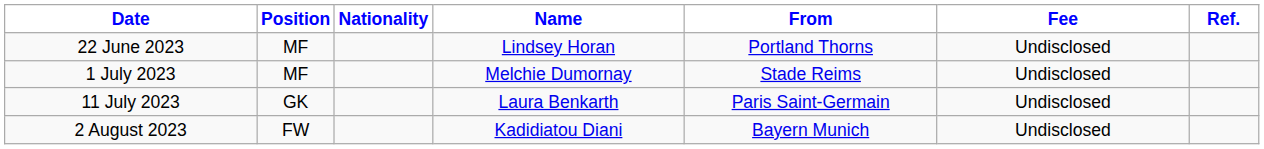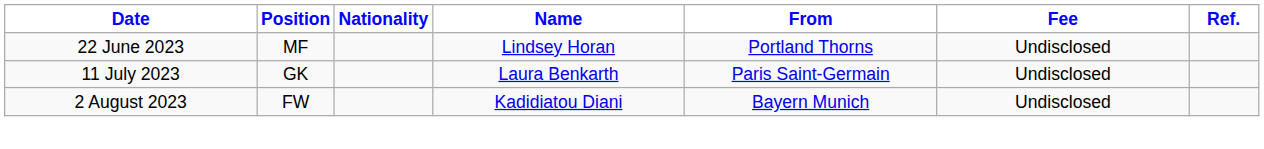- row: (131, 74)
